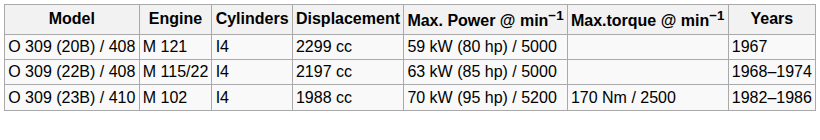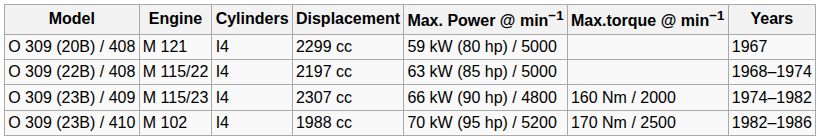+ row: (72, 97)
